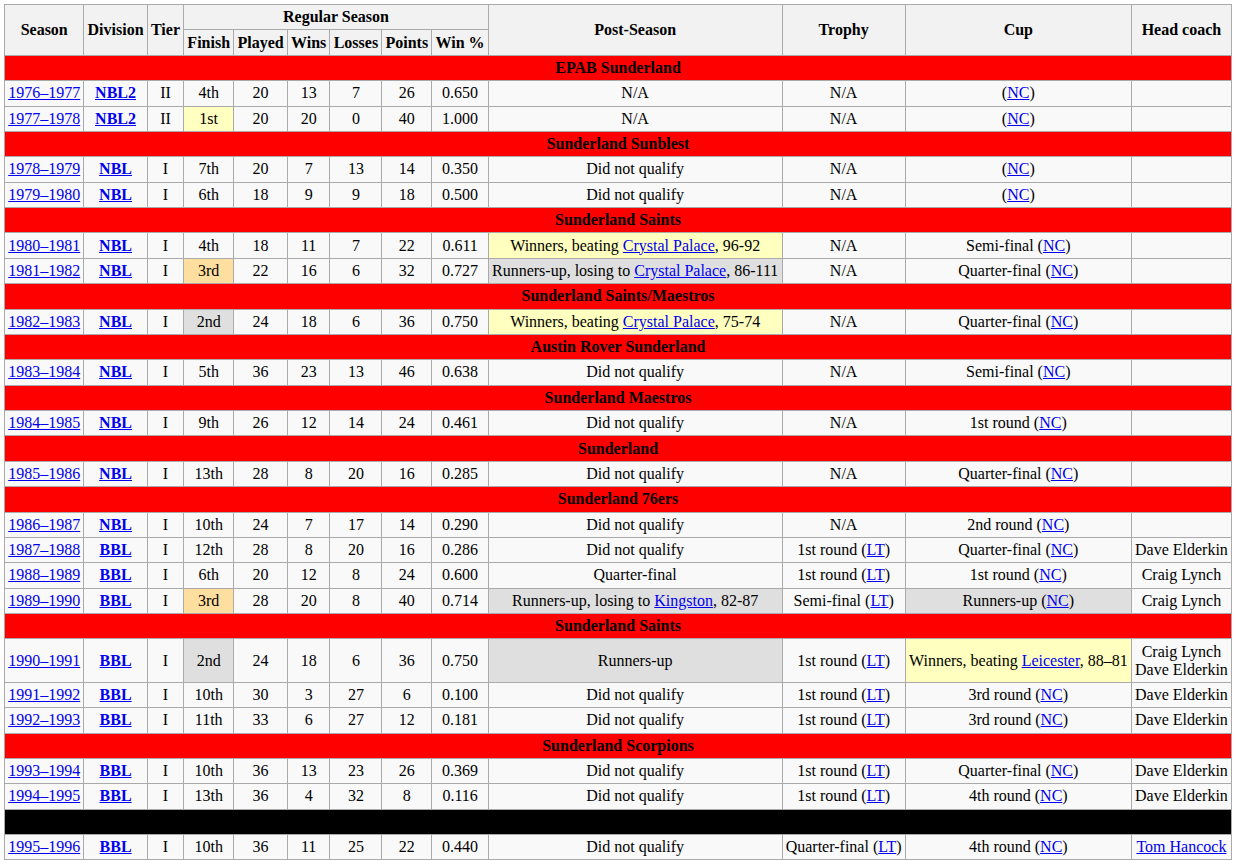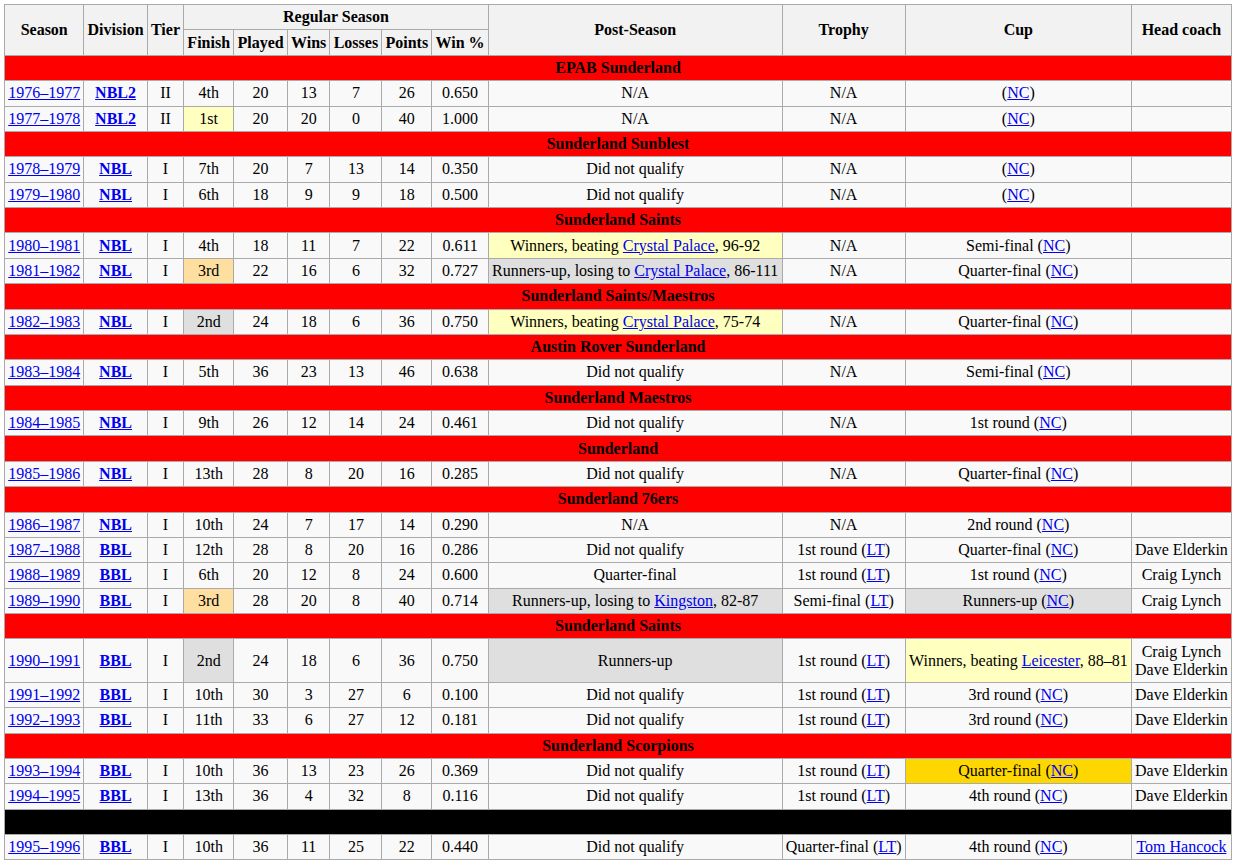(635, 524) Did not qualify -> (635, 524) N/A
(1018, 771) no background -> (1018, 771) gold background
